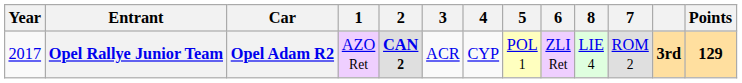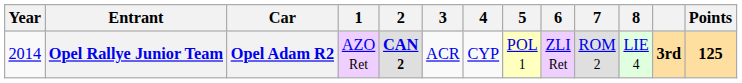columns swapped: (630, 17) <-> (591, 17)
(25, 54) 2017 -> (25, 54) 2014
(710, 54) 129 -> (710, 54) 125
